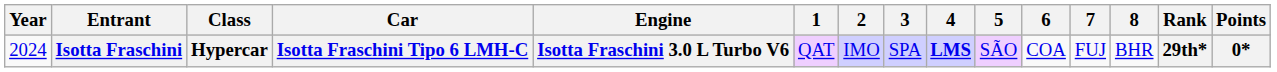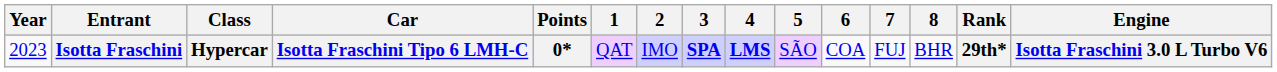columns swapped: (663, 19) <-> (1241, 19)
(28, 50) 2024 -> (28, 50) 2023
(905, 50) normal -> (704, 50) bold
